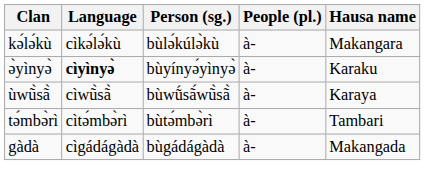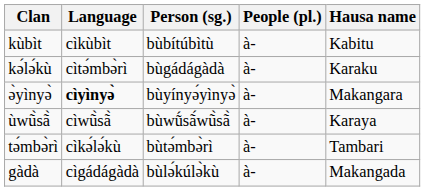+ row: (25, 43)
(93, 43) cìkə́lə́kù -> (96, 69) cìtə́mbə̀rì
(183, 43) bùlə́kúlə̀kù -> (186, 69) bùgádágàdà
(366, 43) Makangara -> (353, 69) Karaku
(353, 69) Karaku -> (366, 95) Makangara
(96, 120) cìtə́mbə̀rì -> (93, 146) cìkə́lə́kù
(186, 146) bùgádágàdà -> (183, 172) bùlə́kúlə̀kù
